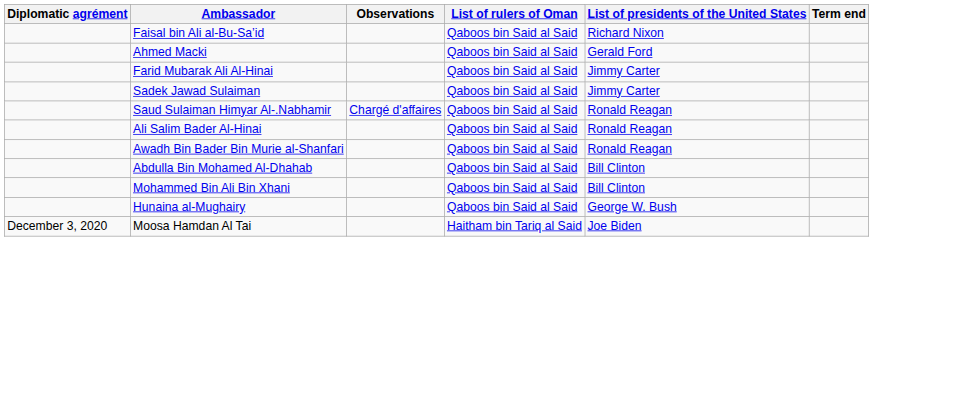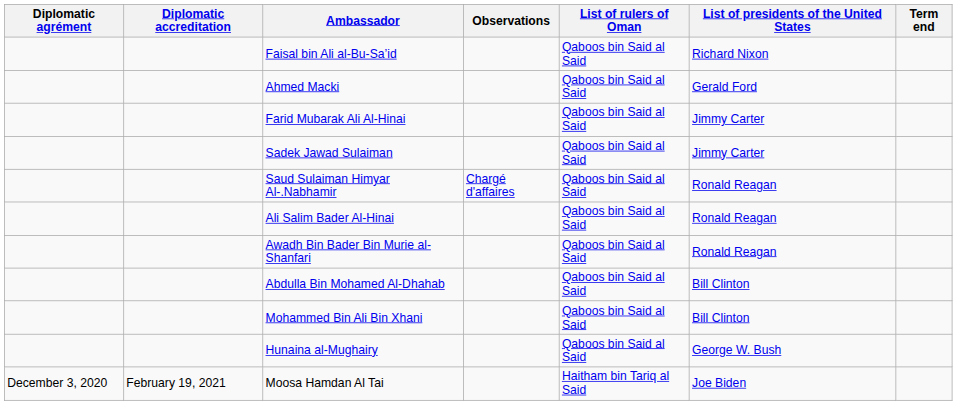+ column: (193, 20)
